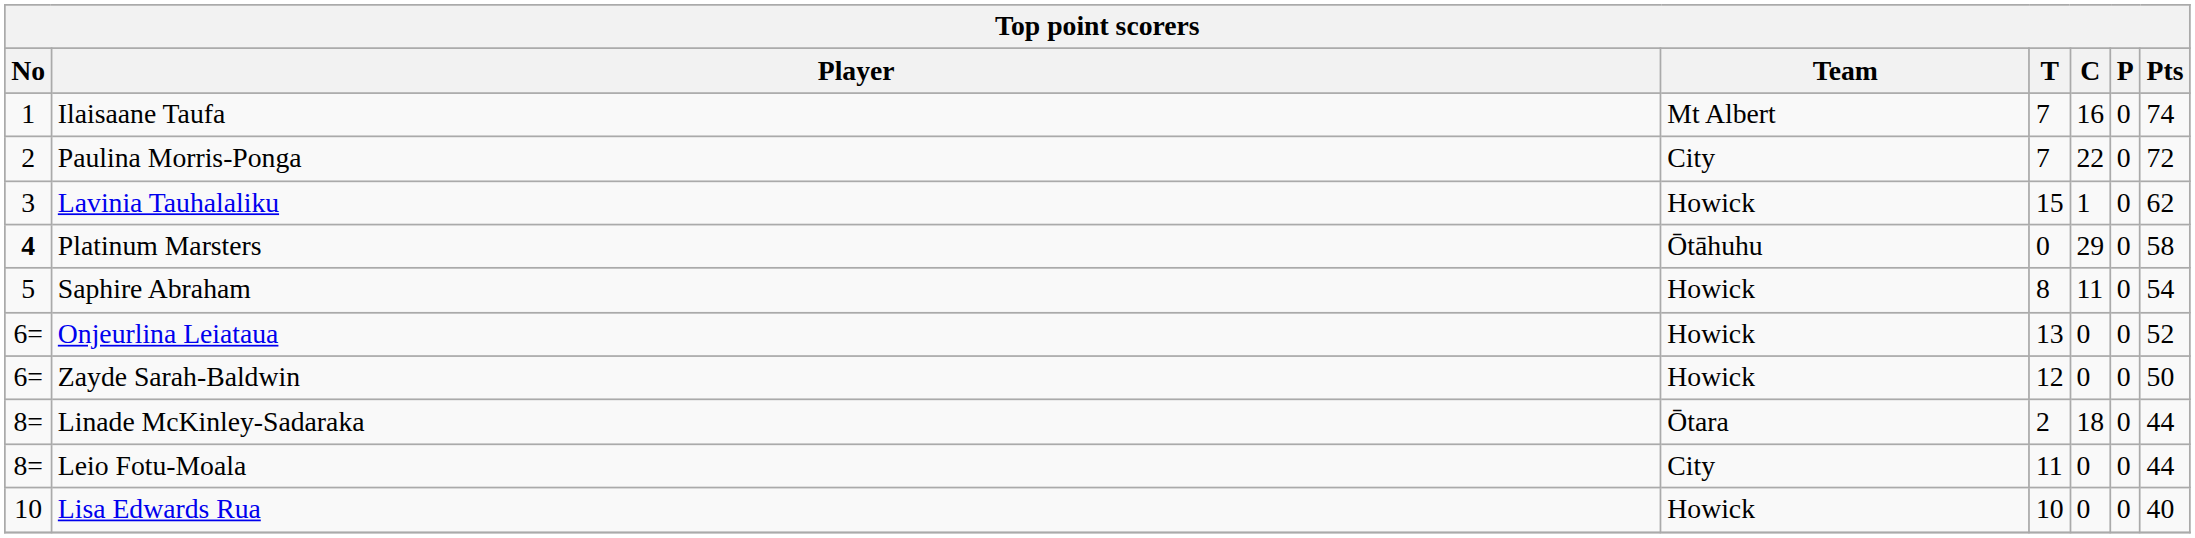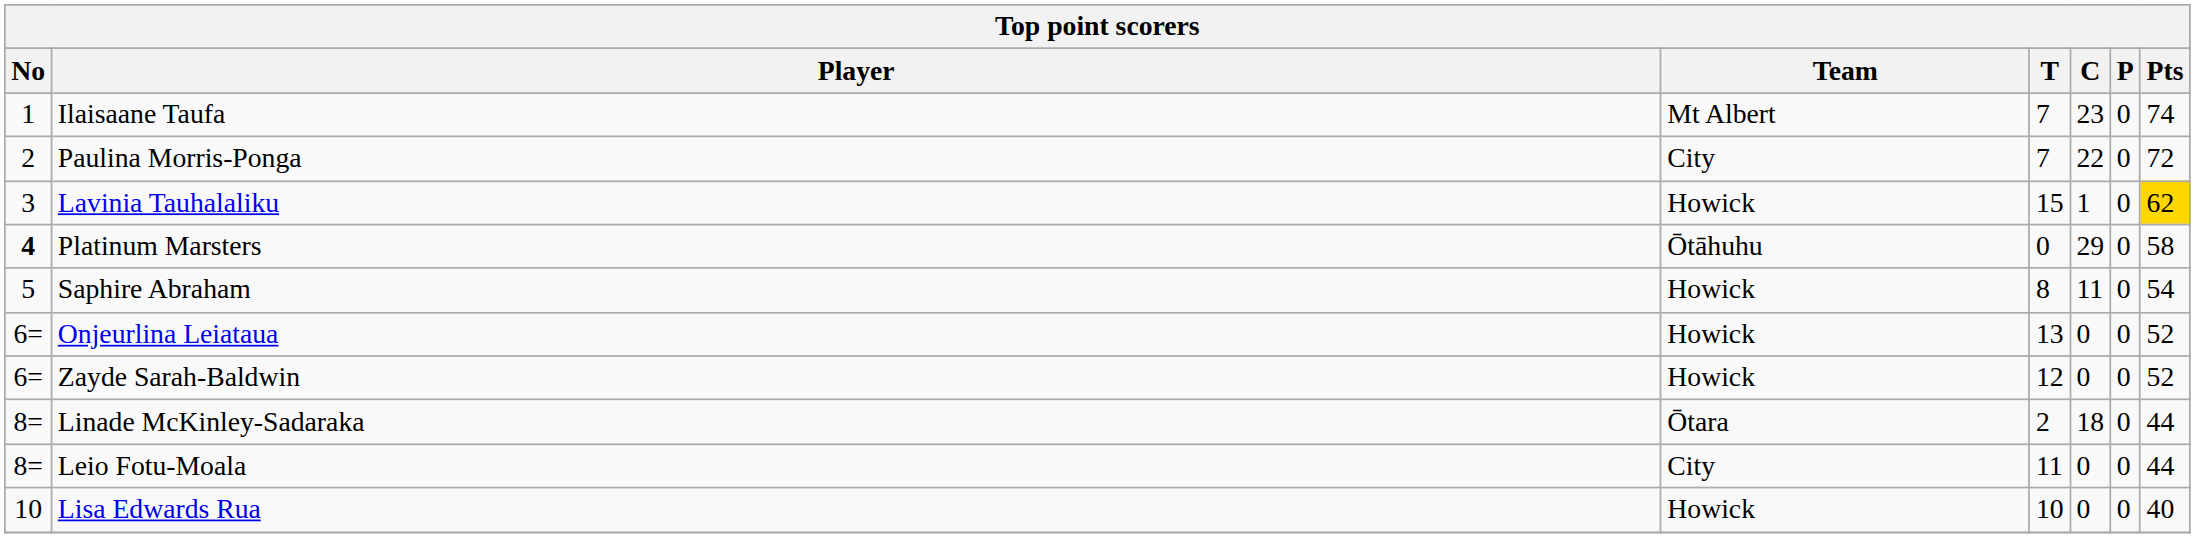(2090, 114) 16 -> (2090, 114) 23
(2160, 202) no background -> (2160, 202) gold background
(2160, 377) 50 -> (2160, 377) 52
